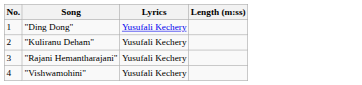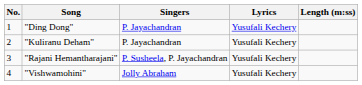+ column: (175, 12)
